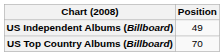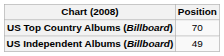rows swapped: (90, 43) <-> (90, 28)
